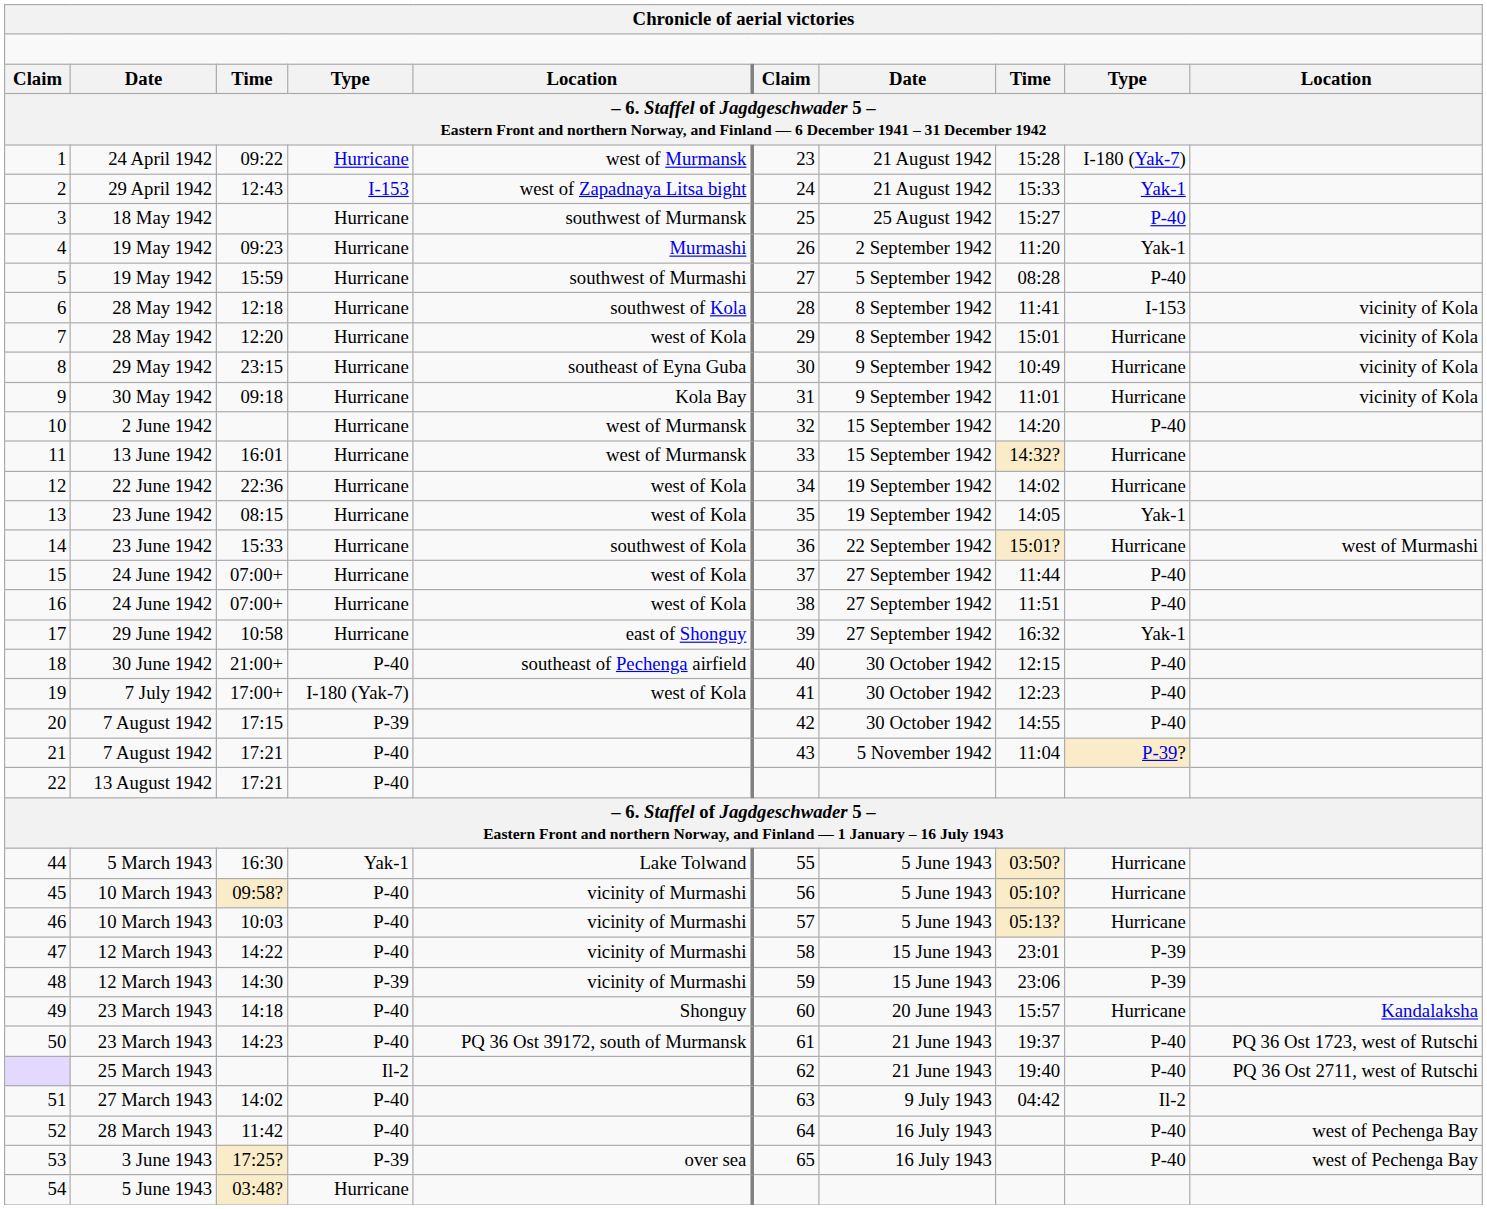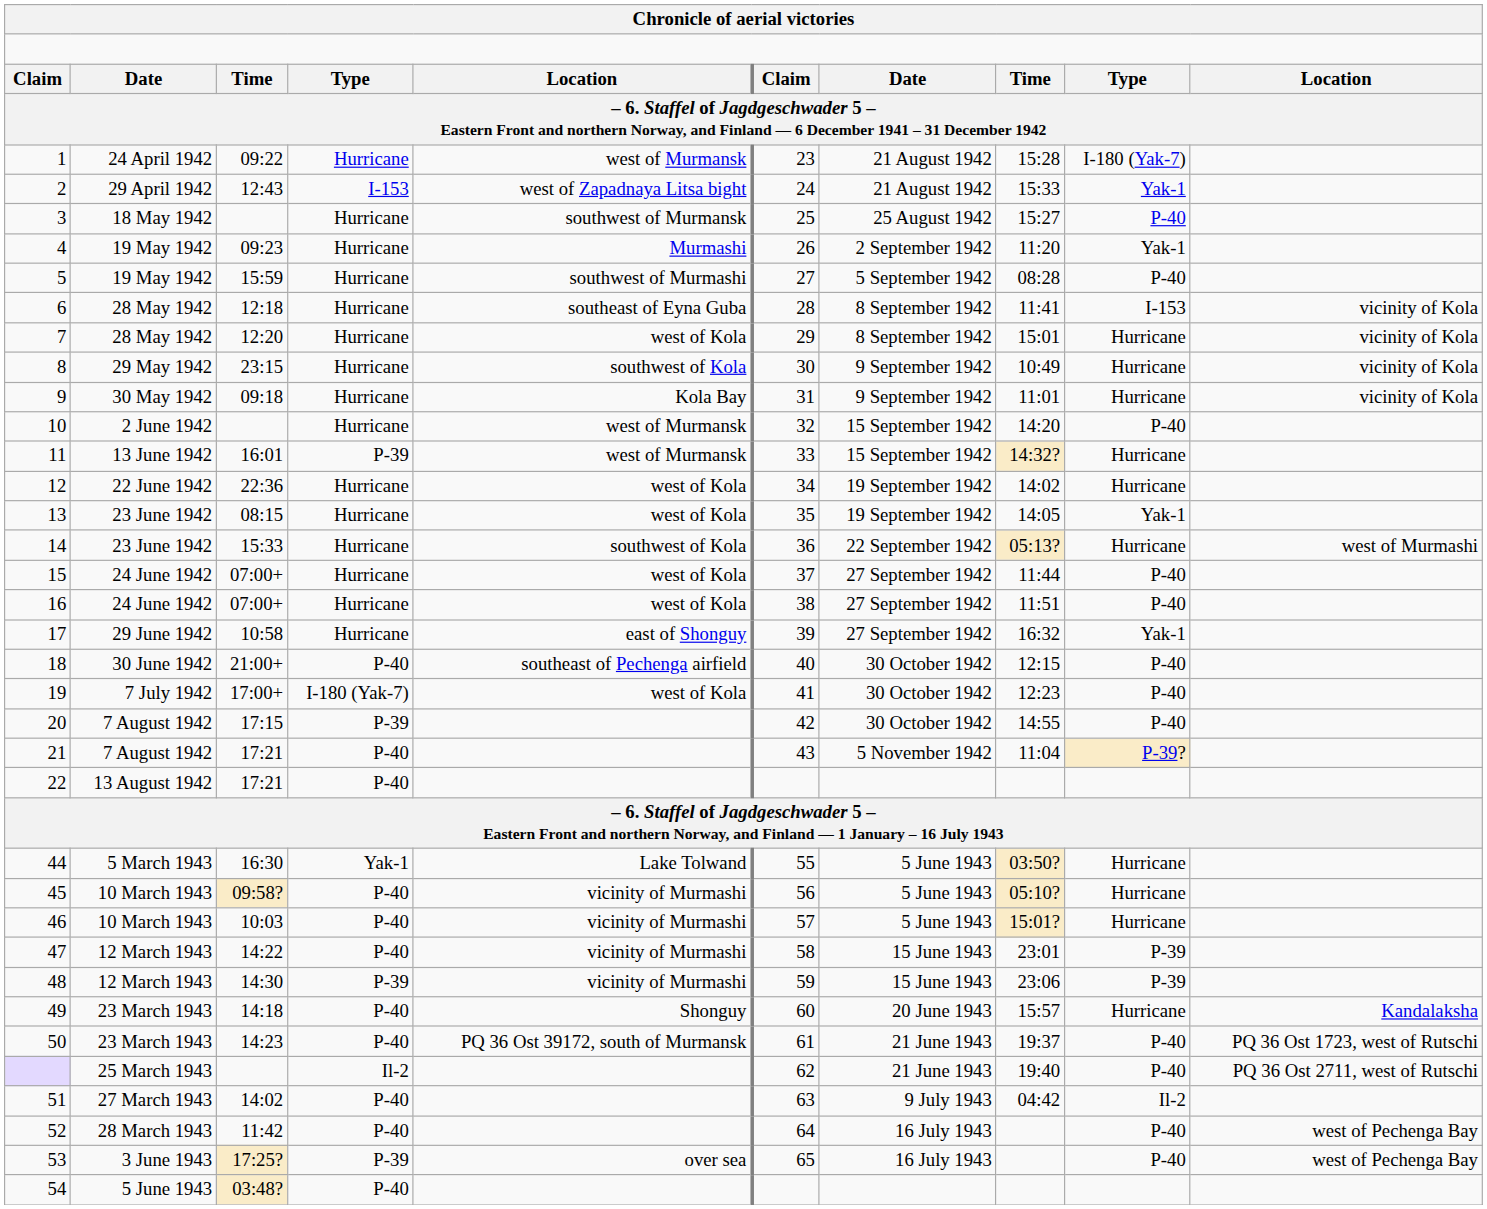(678, 307) southwest of Kola -> (657, 307) southeast of Eyna Guba
(657, 366) southeast of Eyna Guba -> (678, 366) southwest of Kola
(371, 456) Hurricane -> (391, 456) P-39
(1035, 545) 15:01? -> (1035, 545) 05:13?
(1035, 922) 05:13? -> (1035, 922) 15:01?
(371, 1189) Hurricane -> (391, 1189) P-40
